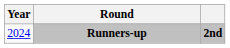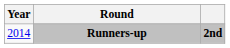(19, 33) 2024 -> (19, 33) 2014
